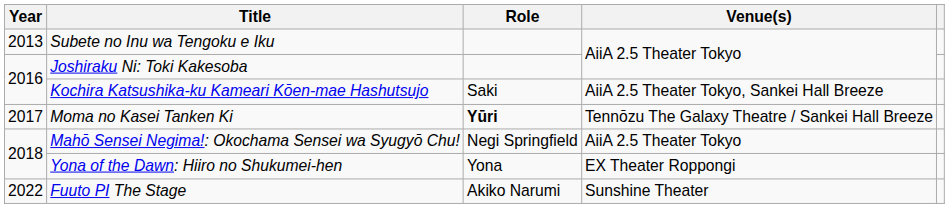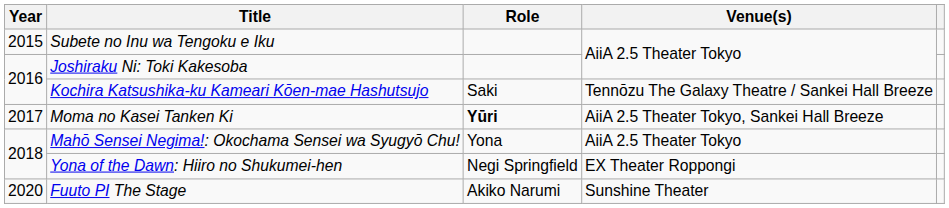(26, 41) 2013 -> (26, 41) 2015
(734, 91) AiiA 2.5 Theater Tokyo, Sankei Hall Breeze -> (759, 91) Tennōzu The Galaxy Theatre / Sankei Hall Breeze
(759, 116) Tennōzu The Galaxy Theatre / Sankei Hall Breeze -> (734, 116) AiiA 2.5 Theater Tokyo, Sankei Hall Breeze
(522, 141) Negi Springfield -> (485, 141) Yona
(485, 166) Yona -> (522, 166) Negi Springfield
(26, 191) 2022 -> (26, 191) 2020
